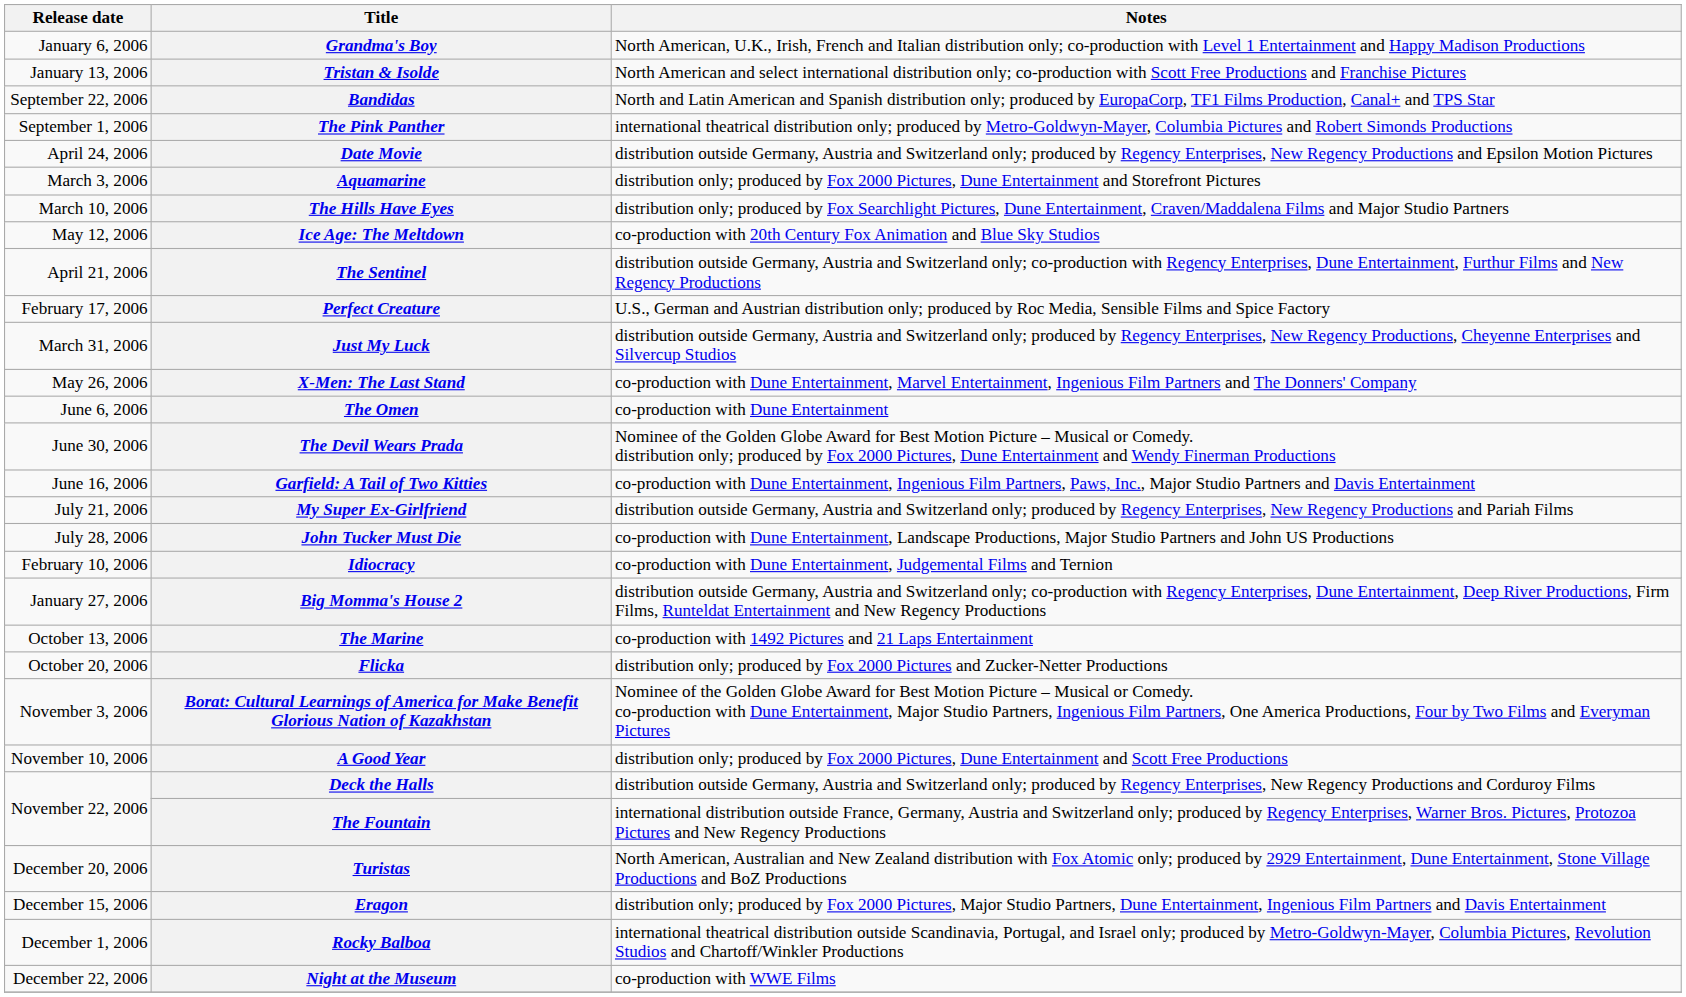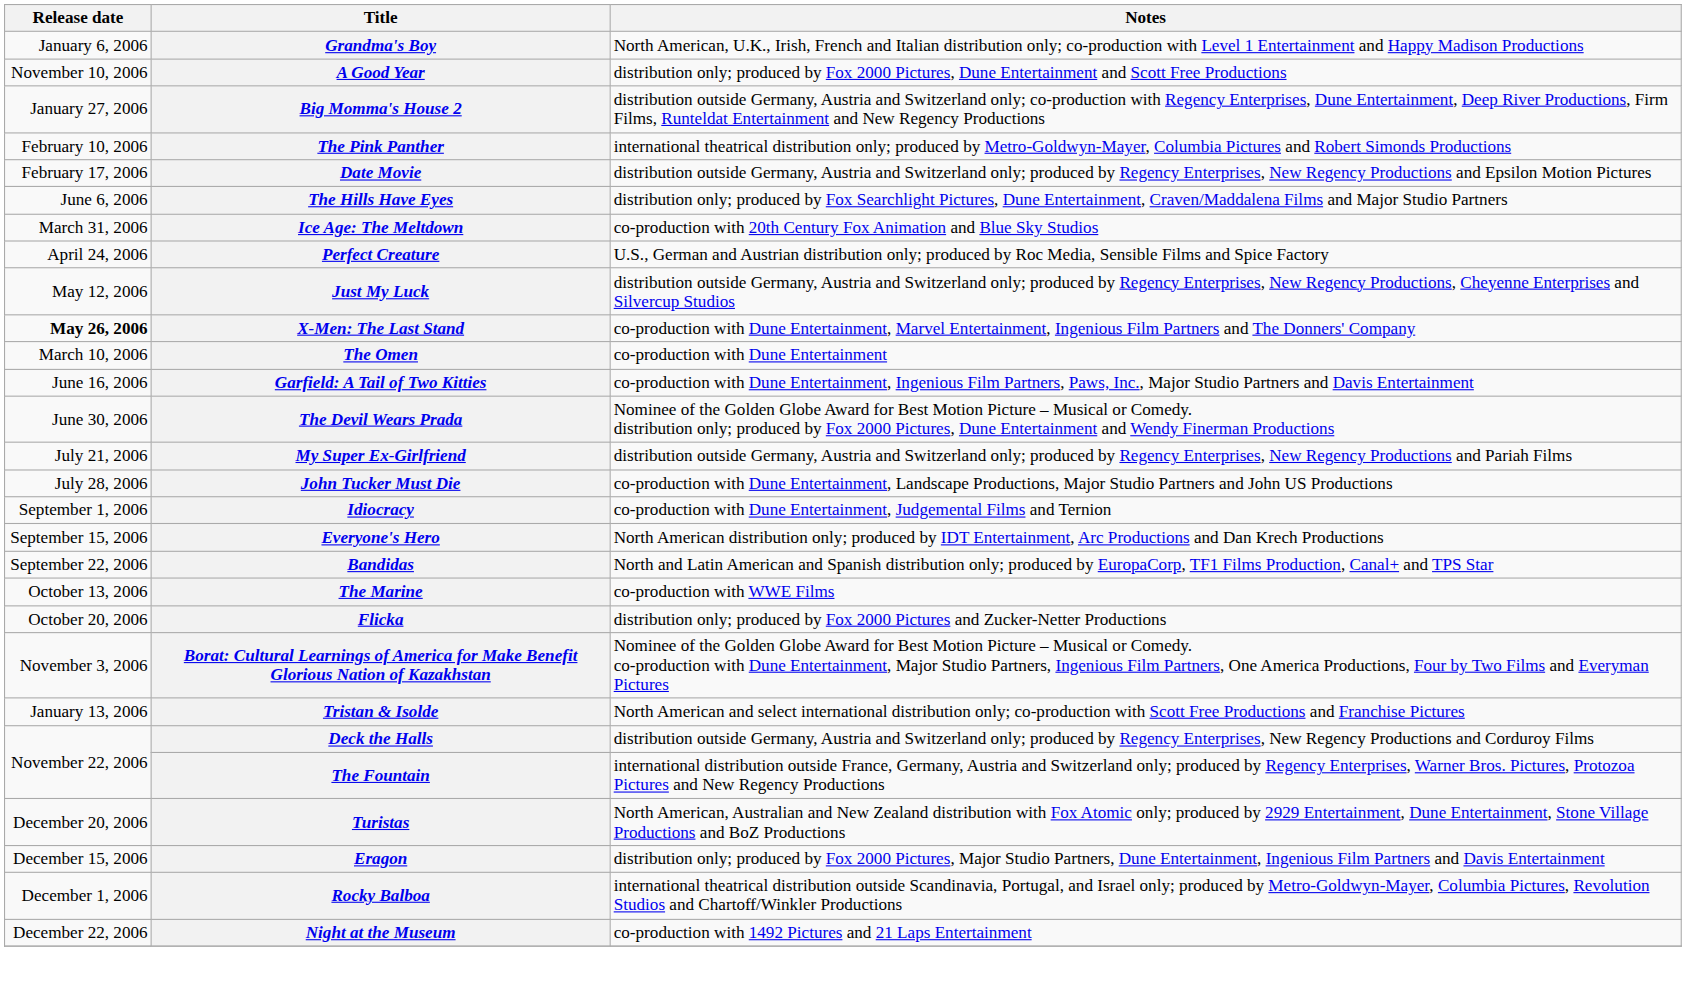rows swapped: (381, 72) <-> (381, 758)
rows swapped: (381, 601) <-> (381, 99)
(83, 126) September 1, 2006 -> (85, 145) February 10, 2006
(97, 153) April 24, 2006 -> (85, 173) February 17, 2006
- row: (381, 180)
(93, 208) March 10, 2006 -> (104, 200) June 6, 2006
(100, 235) May 12, 2006 -> (93, 227) March 31, 2006
- row: (381, 272)
(85, 308) February 17, 2006 -> (97, 254) April 24, 2006
(93, 345) March 31, 2006 -> (100, 291) May 12, 2006
(100, 382) normal -> (99, 328) bold
(104, 409) June 6, 2006 -> (93, 355) March 10, 2006
rows swapped: (381, 483) <-> (381, 446)
(85, 564) February 10, 2006 -> (83, 510) September 1, 2006
+ row: (381, 537)
(824, 638) co-production with 1492 Pictures and 21 Laps Entertainment -> (724, 591) co-production with WWE Films
(725, 978) co-production with WWE Films -> (823, 932) co-production with 1492 Pictures and 21 Laps Entertainment
